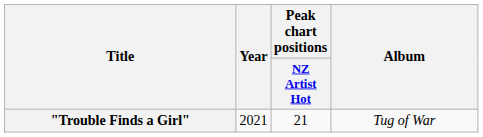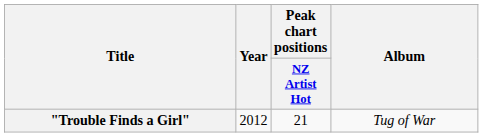(254, 120) 2021 -> (254, 120) 2012
